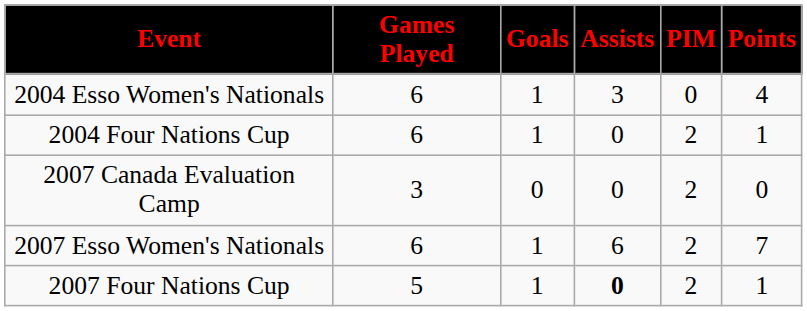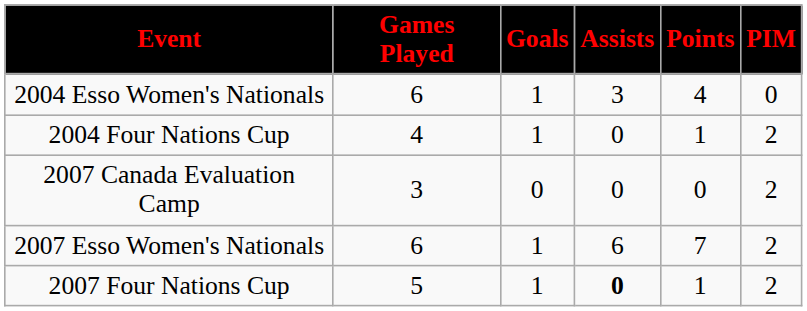columns swapped: (762, 39) <-> (691, 39)
(417, 134) 6 -> (417, 134) 4
